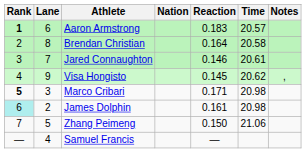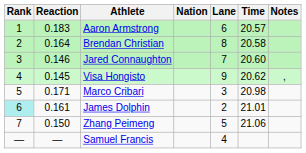columns swapped: (48, 12) <-> (215, 12)
(19, 28) bold -> (19, 28) normal
(253, 60) 20.61 -> (253, 60) 20.60
(19, 92) bold -> (19, 92) normal
(253, 108) 20.98 -> (253, 108) 21.01
